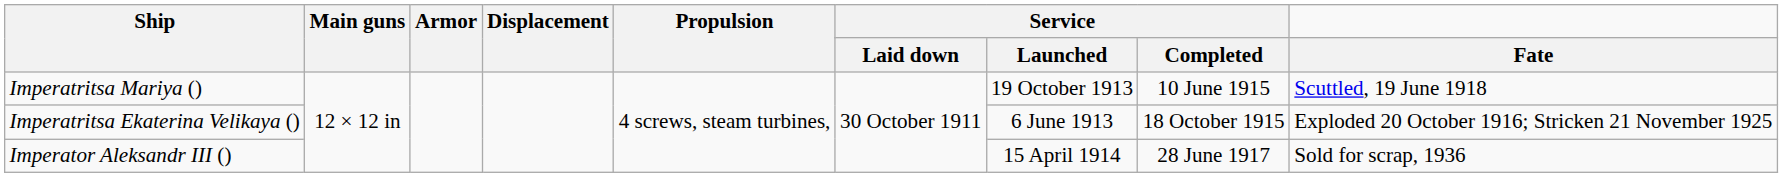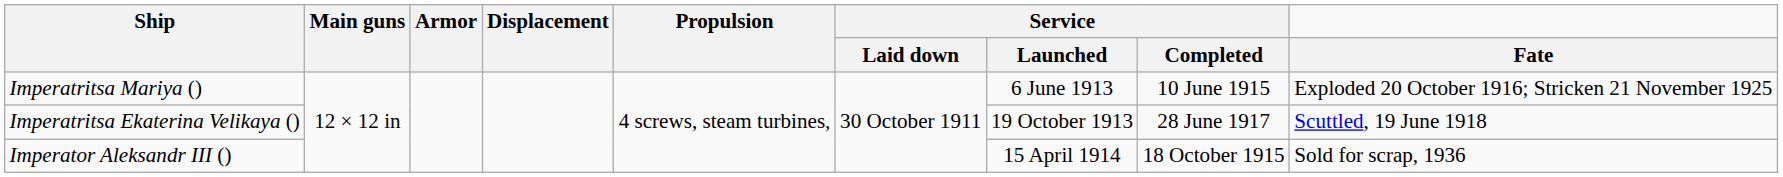(1062, 88) 19 October 1913 -> (1062, 88) 6 June 1913
(1391, 88) Scuttled, 19 June 1918 -> (1533, 88) Exploded 20 October 1916; Stricken 21 November 1925
(1062, 121) 6 June 1913 -> (1062, 121) 19 October 1913
(1214, 121) 18 October 1915 -> (1214, 121) 28 June 1917
(1533, 121) Exploded 20 October 1916; Stricken 21 November 1925 -> (1391, 121) Scuttled, 19 June 1918
(1214, 155) 28 June 1917 -> (1214, 155) 18 October 1915
